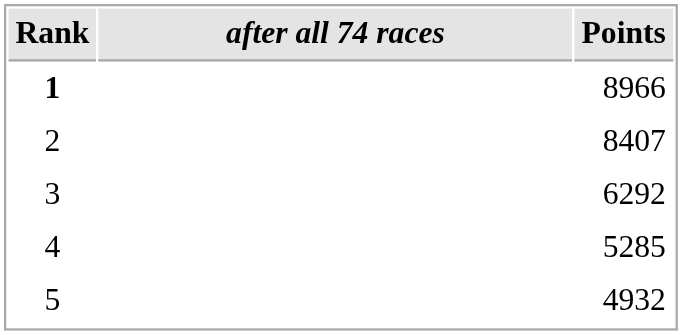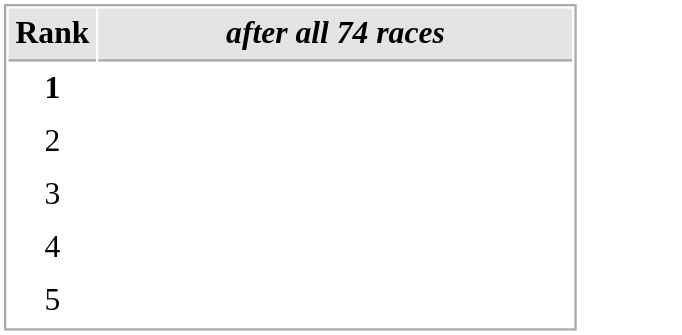- column: (624, 33)
